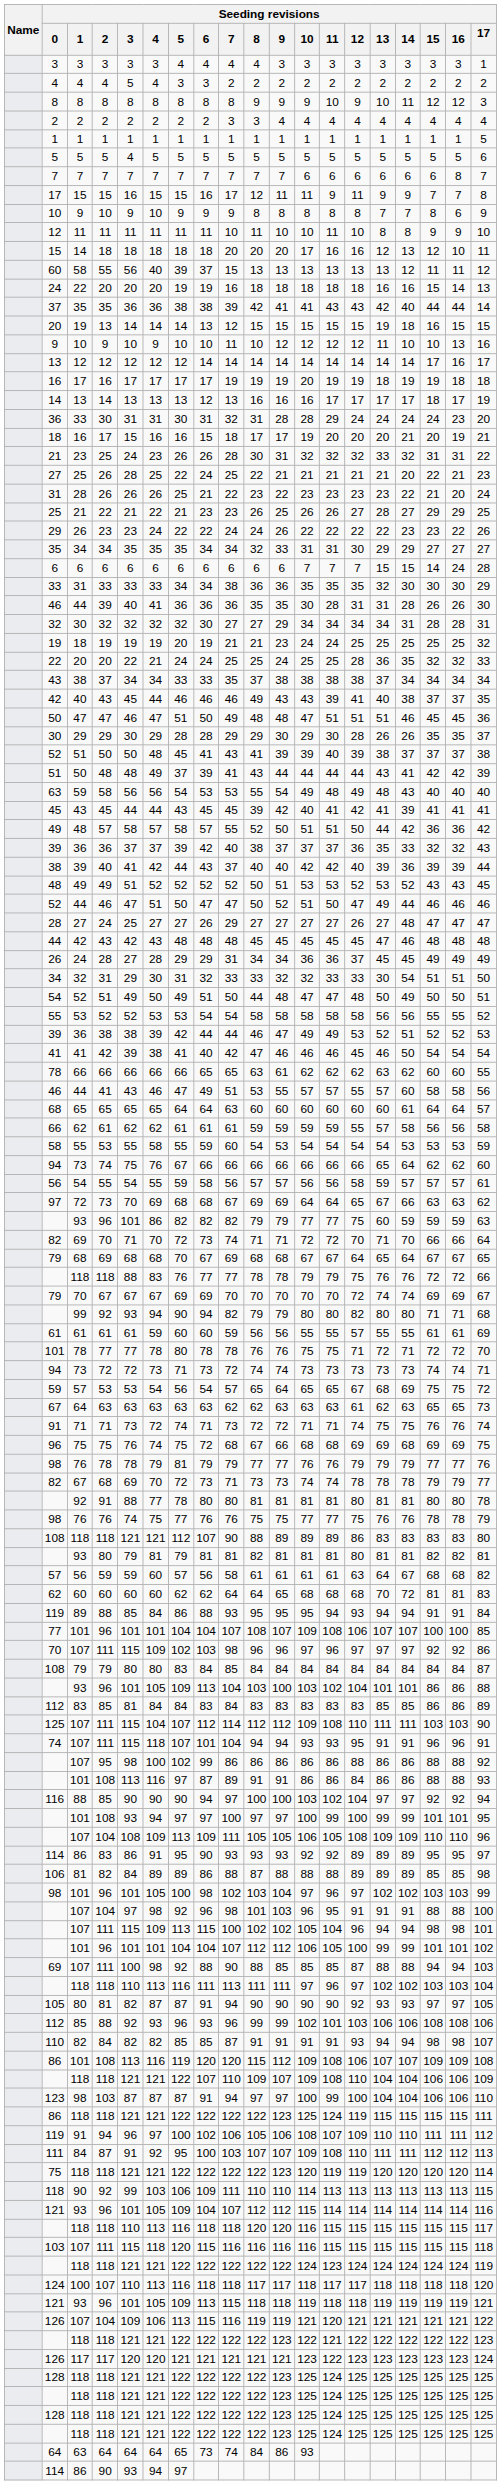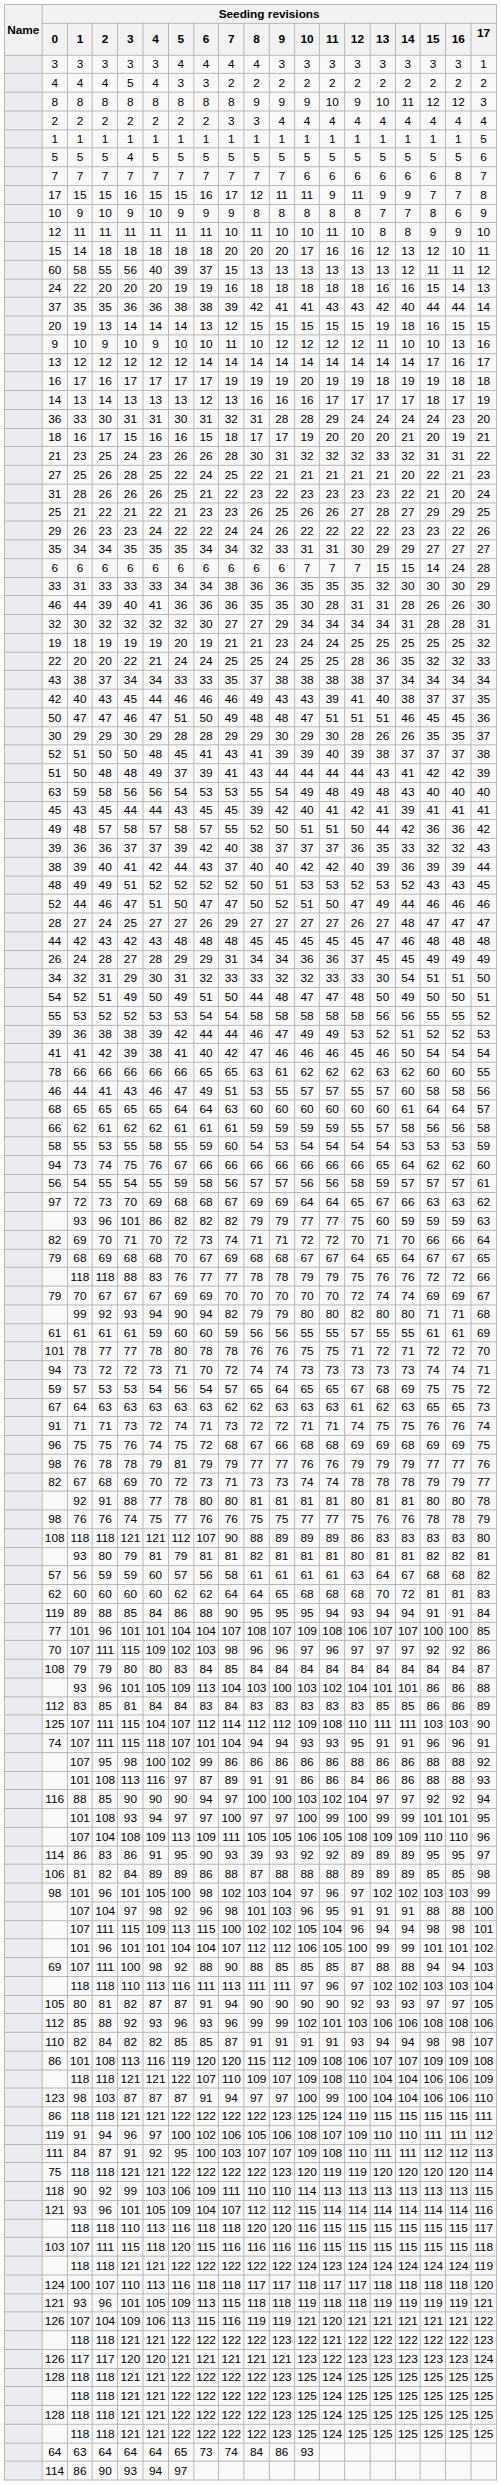(206, 1370) 73 -> (206, 1370) 70
(231, 1613) 93 -> (231, 1613) 90
(257, 1855) 93 -> (257, 1855) 39
